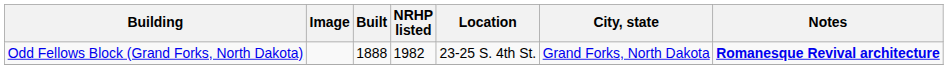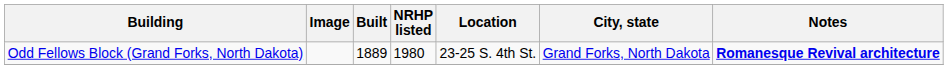(372, 53) 1888 -> (372, 53) 1889
(409, 53) 1982 -> (409, 53) 1980
